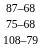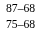- row: (21, 40)
